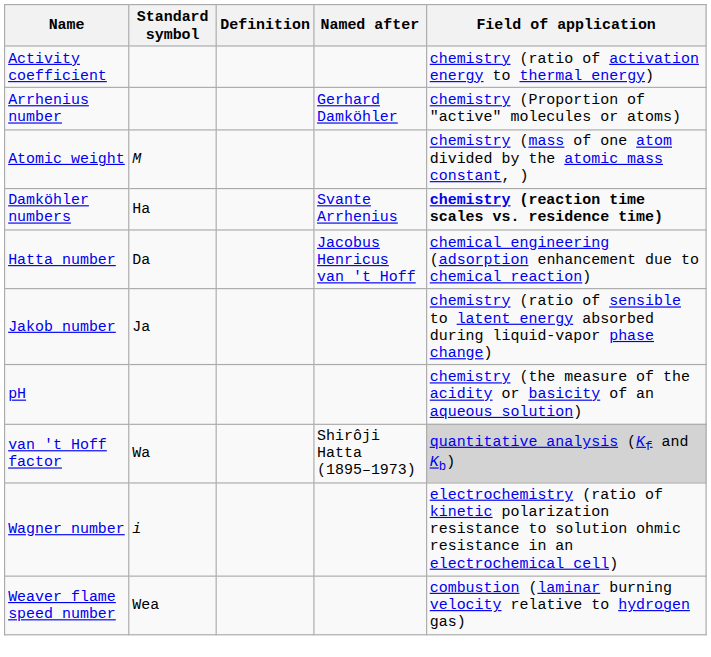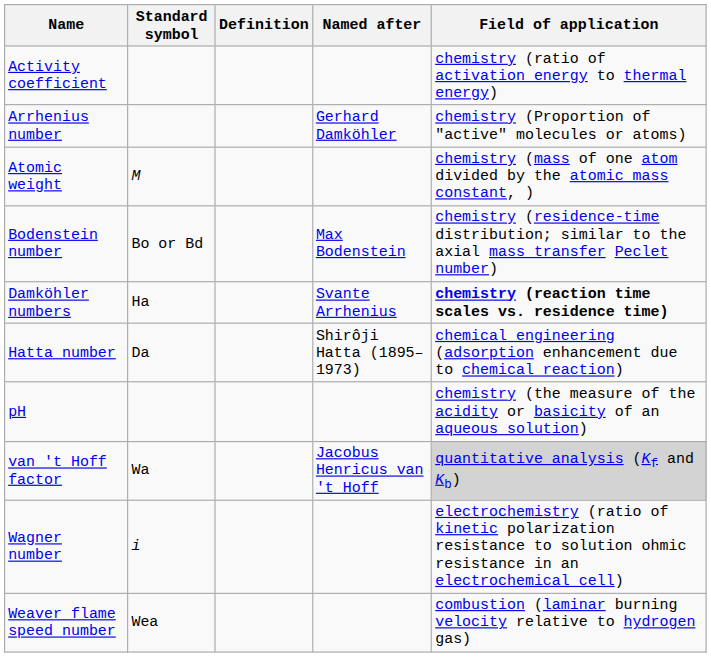+ row: (53, 244)
(366, 259) Jacobus Henricus van 't Hoff -> (370, 353) Shirôji Hatta (1895–1973)
- row: (62, 327)
(366, 453) Shirôji Hatta (1895–1973) -> (370, 470) Jacobus Henricus van 't Hoff
